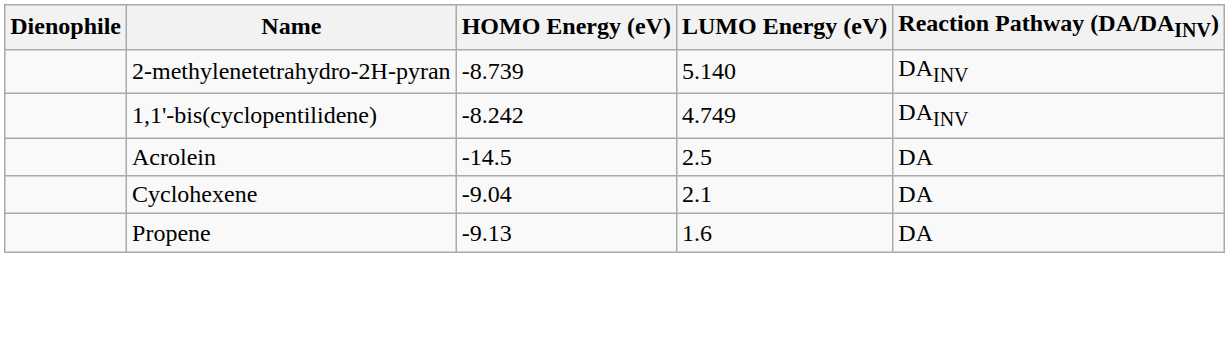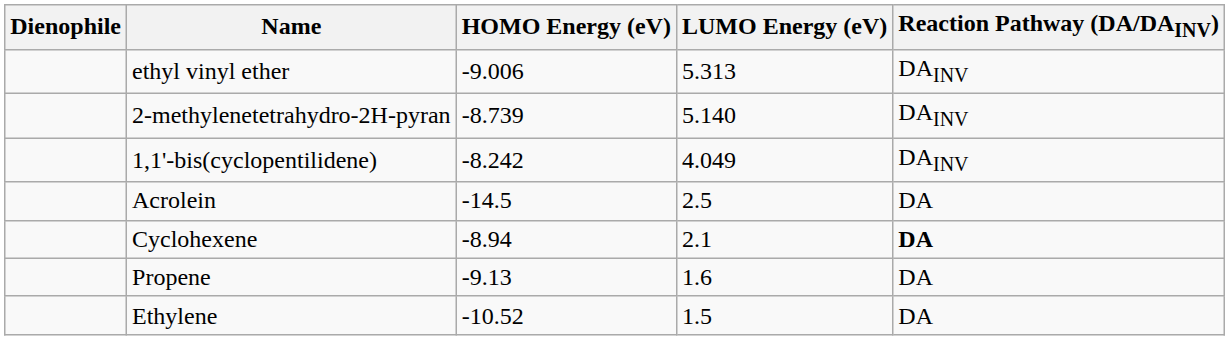+ row: (211, 71)
(709, 115) 4.749 -> (709, 159) 4.049
(487, 194) -9.04 -> (487, 238) -8.94
(916, 194) normal -> (916, 238) bold
+ row: (175, 315)
